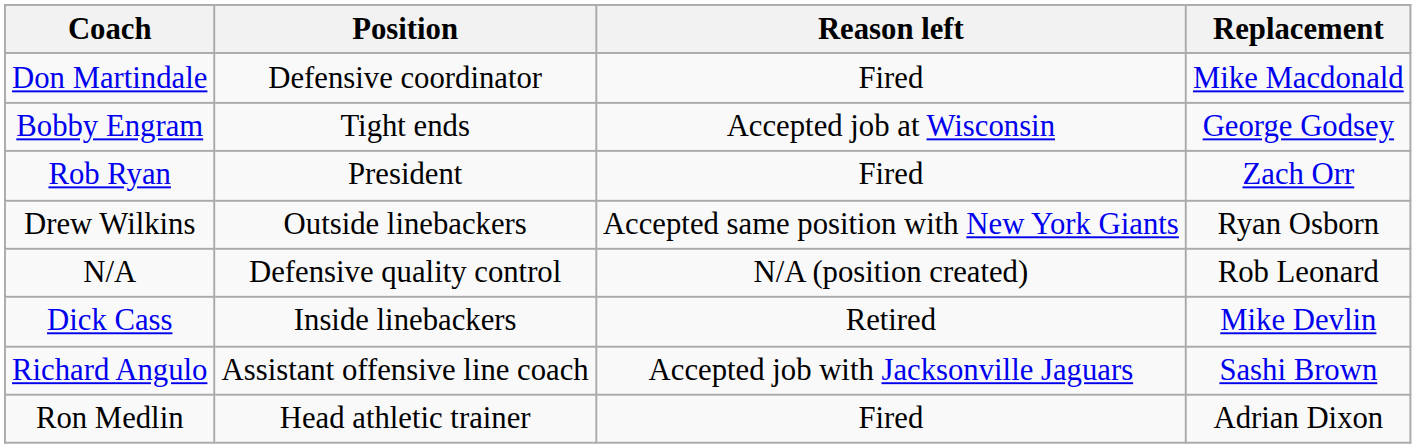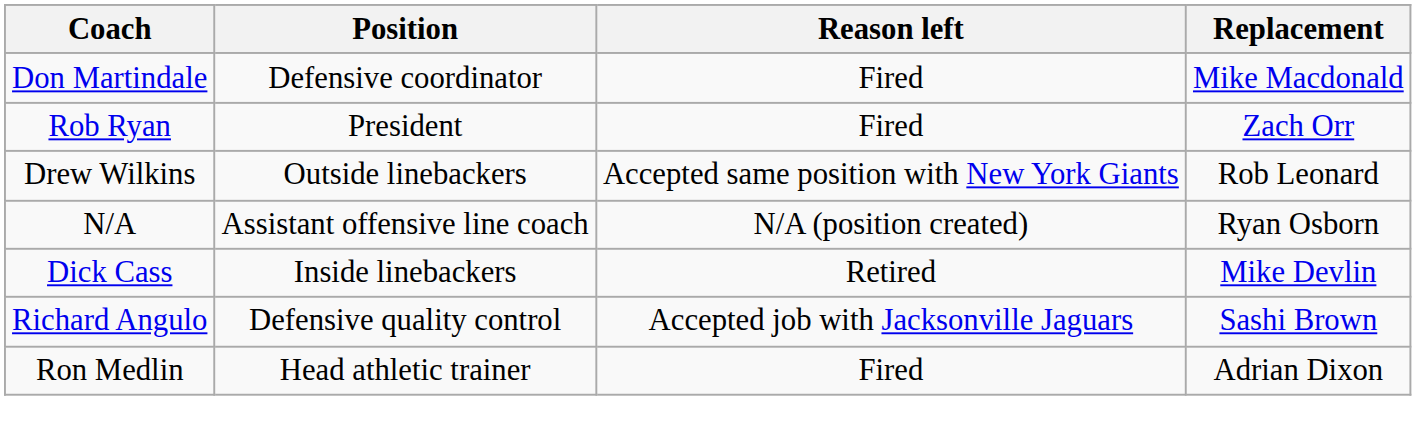- row: (110, 126)
(1298, 223) Ryan Osborn -> (1298, 175) Rob Leonard
(405, 272) Defensive quality control -> (405, 223) Assistant offensive line coach
(1298, 272) Rob Leonard -> (1298, 223) Ryan Osborn
(405, 369) Assistant offensive line coach -> (405, 321) Defensive quality control
